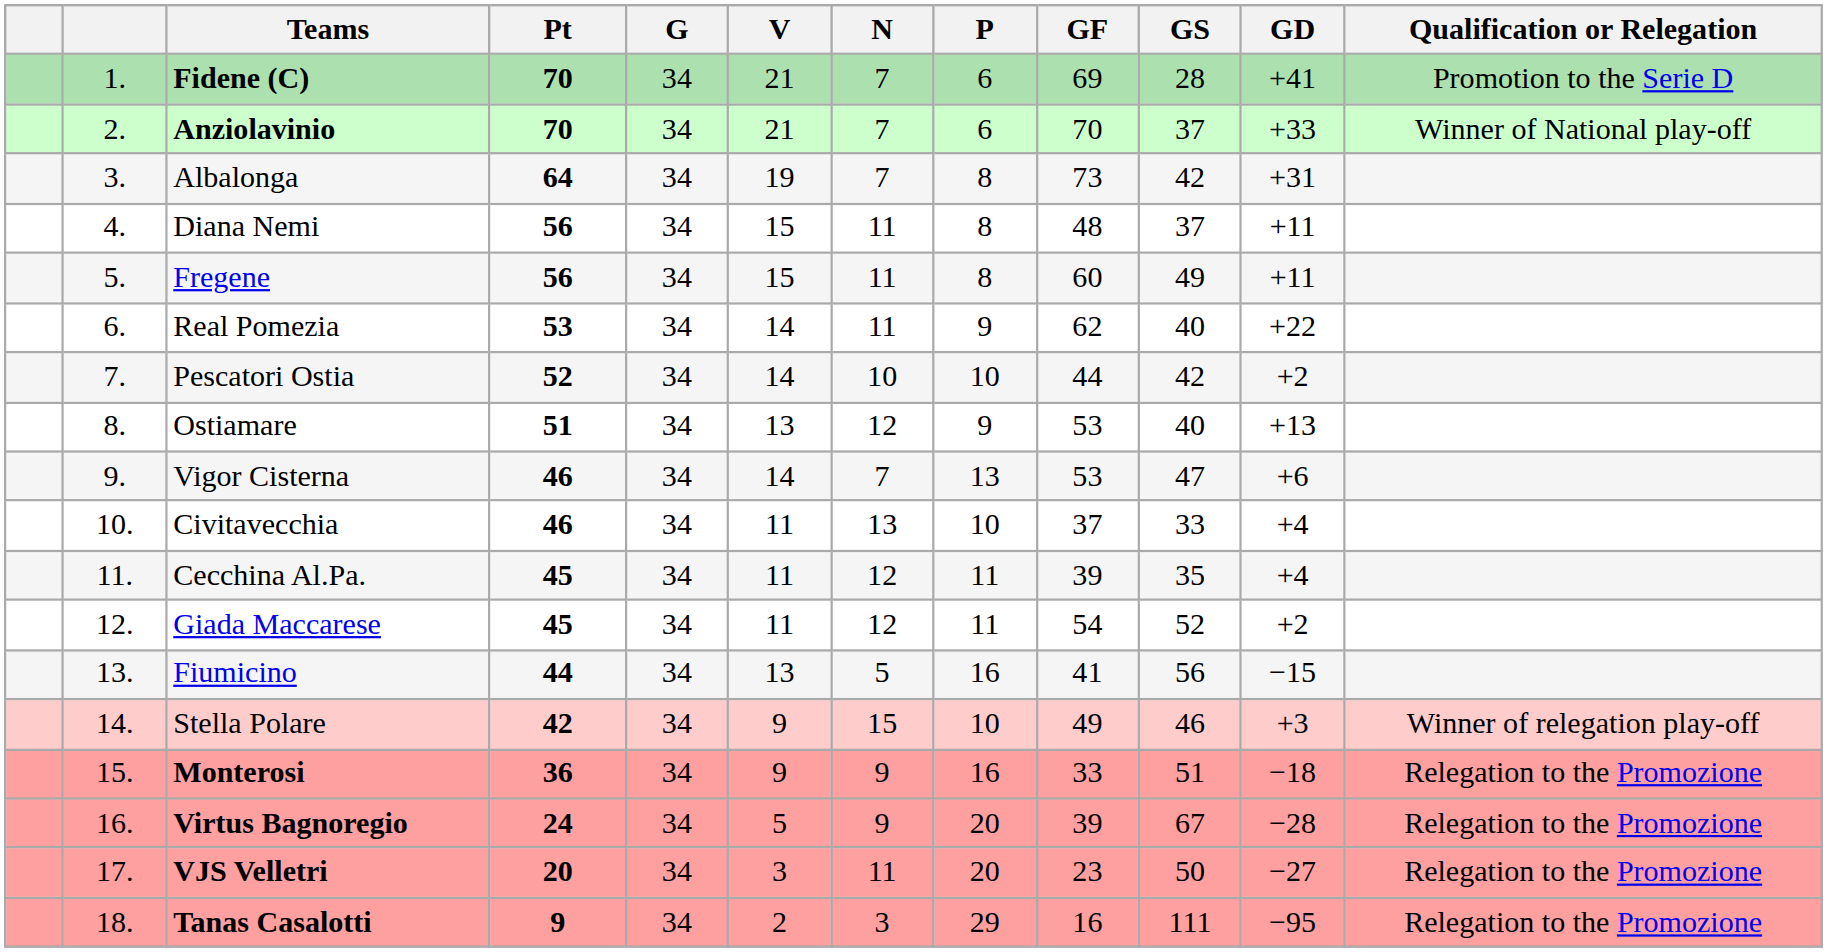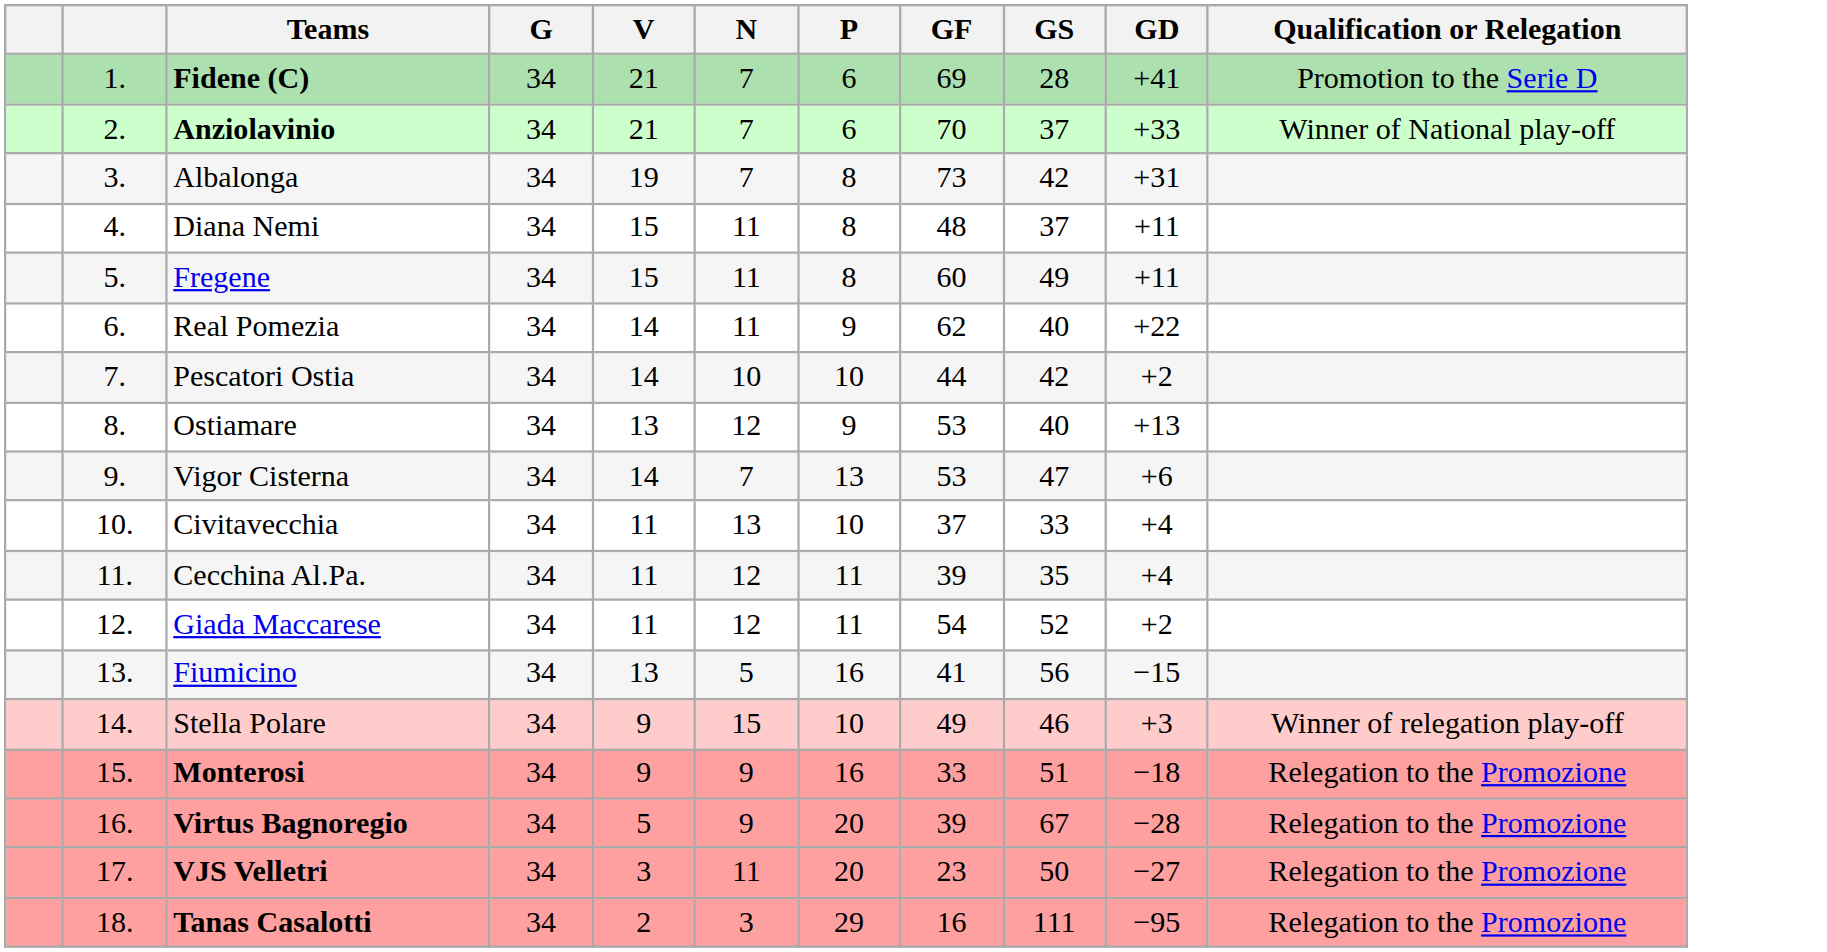- column: (558, 28)
